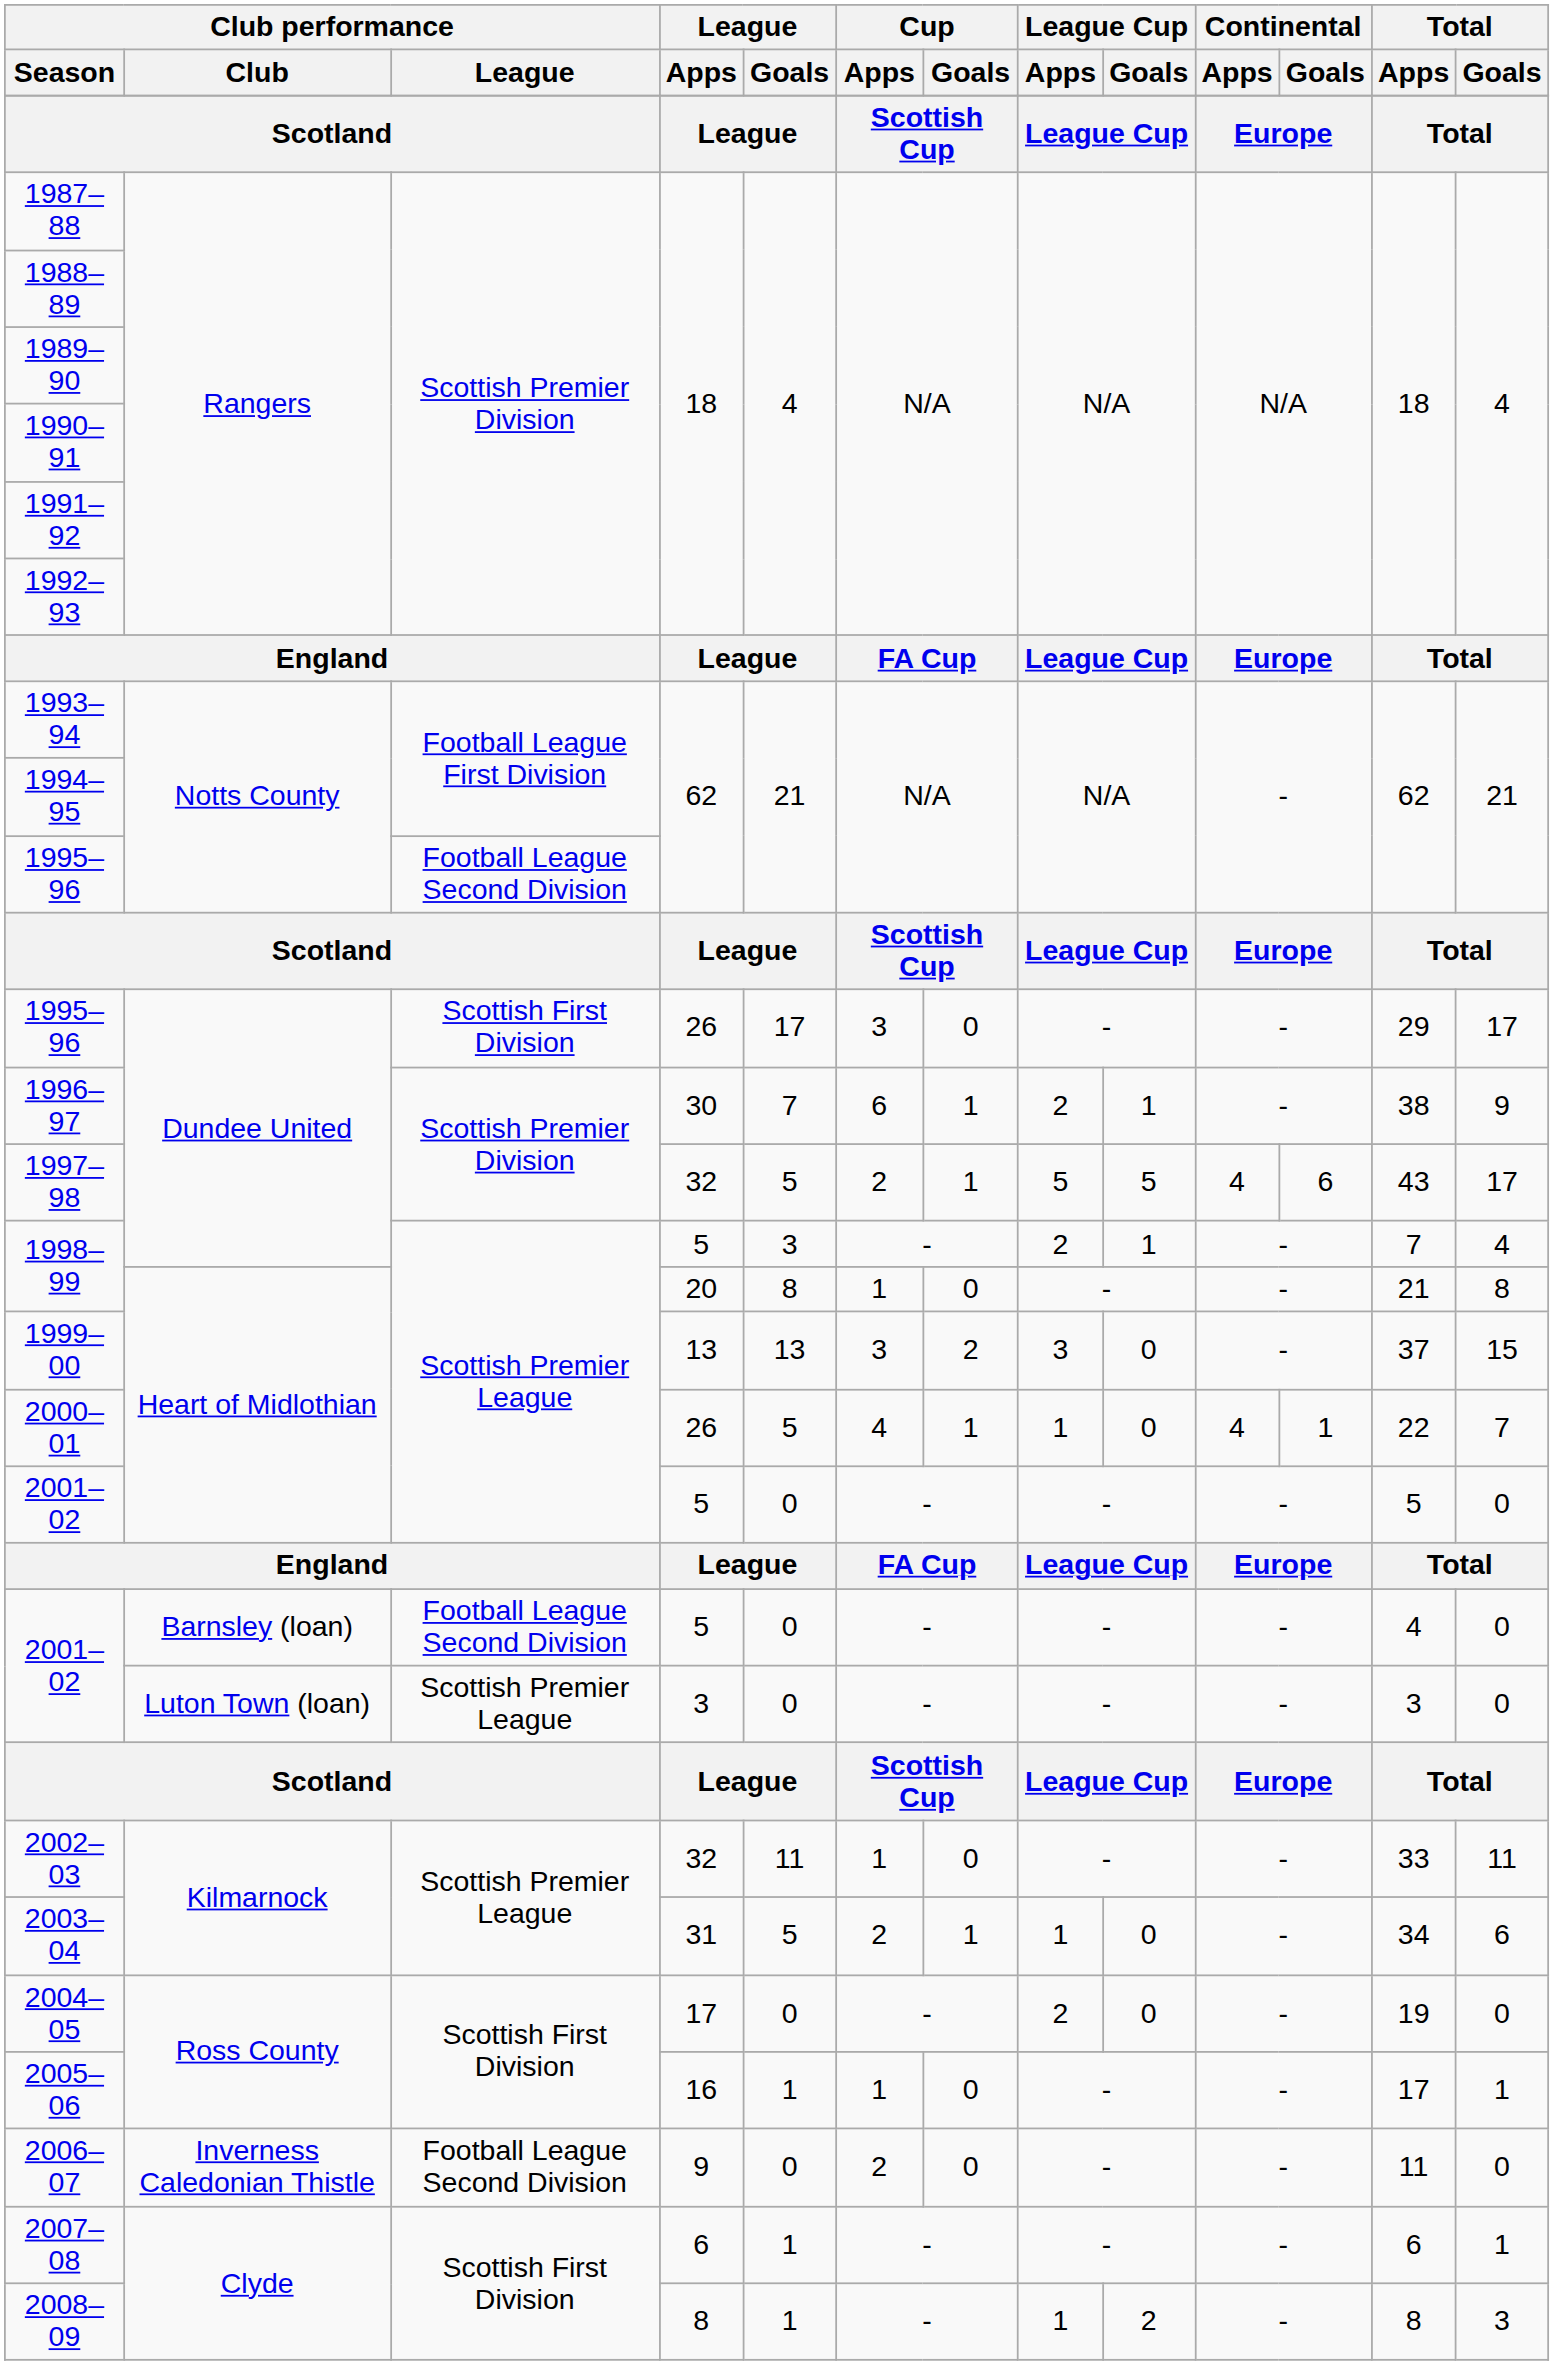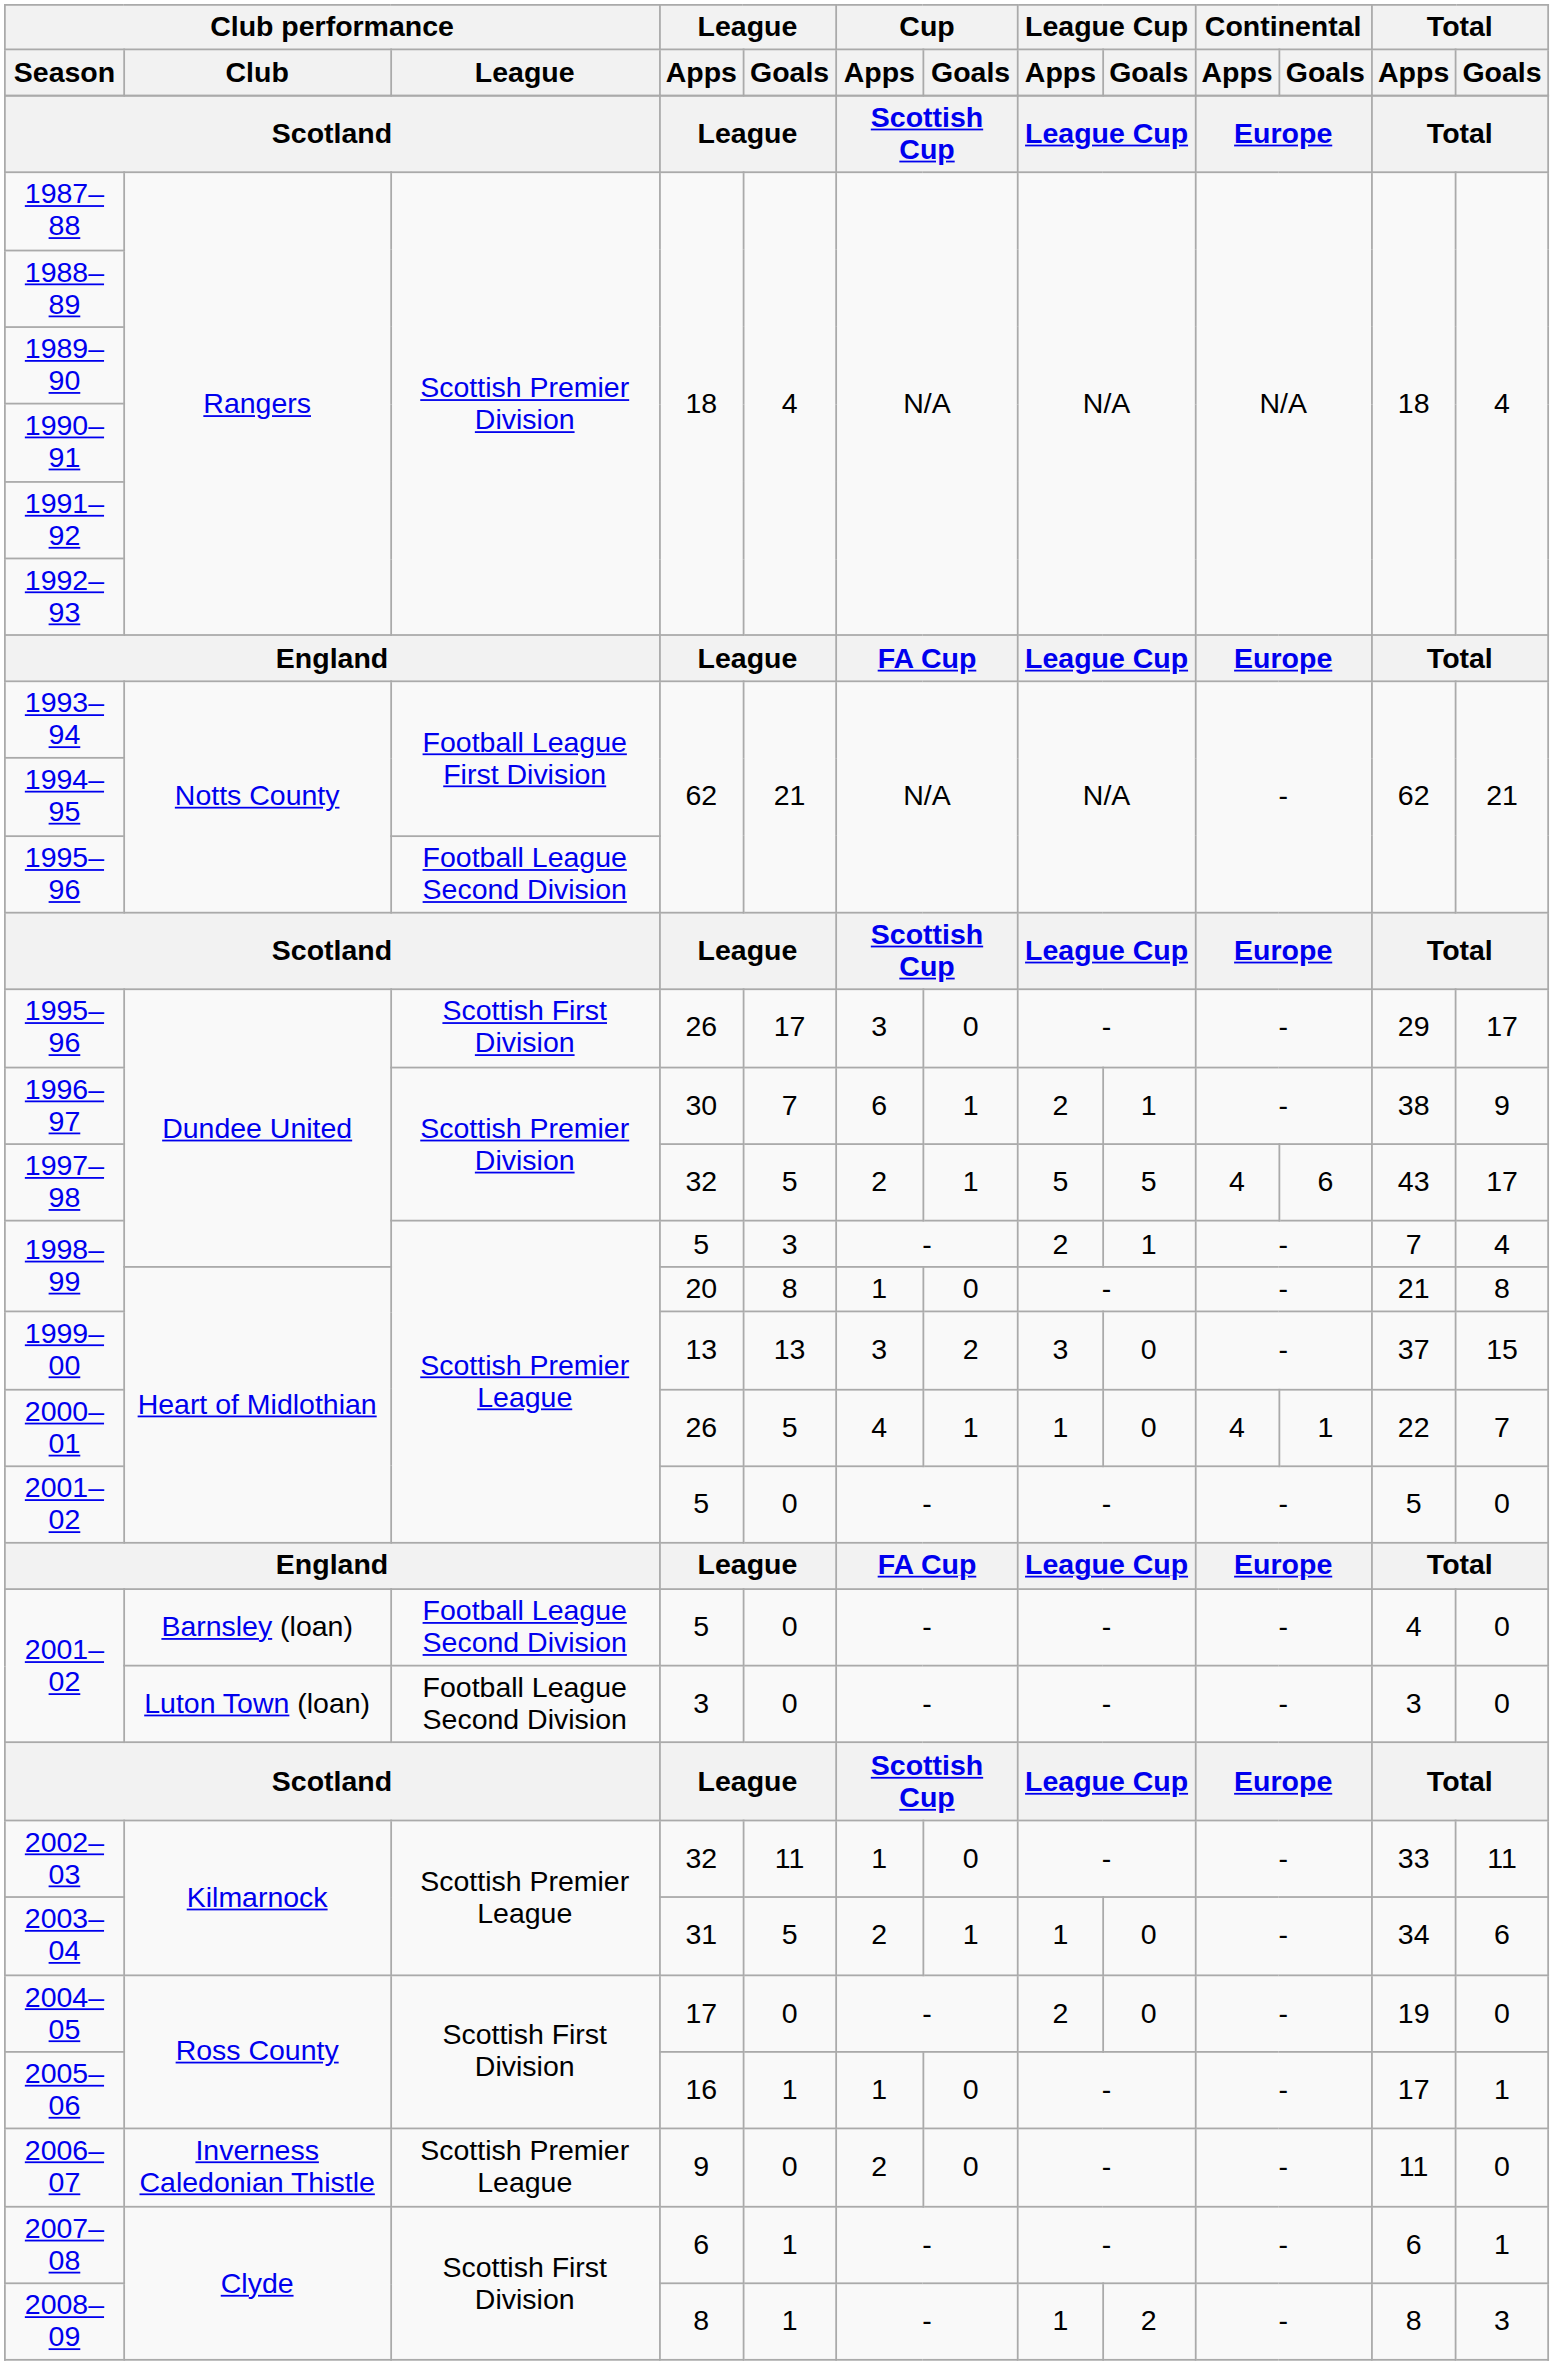(525, 1703) Scottish Premier League -> (525, 1703) Football League Second Division
(525, 2167) Football League Second Division -> (525, 2167) Scottish Premier League
